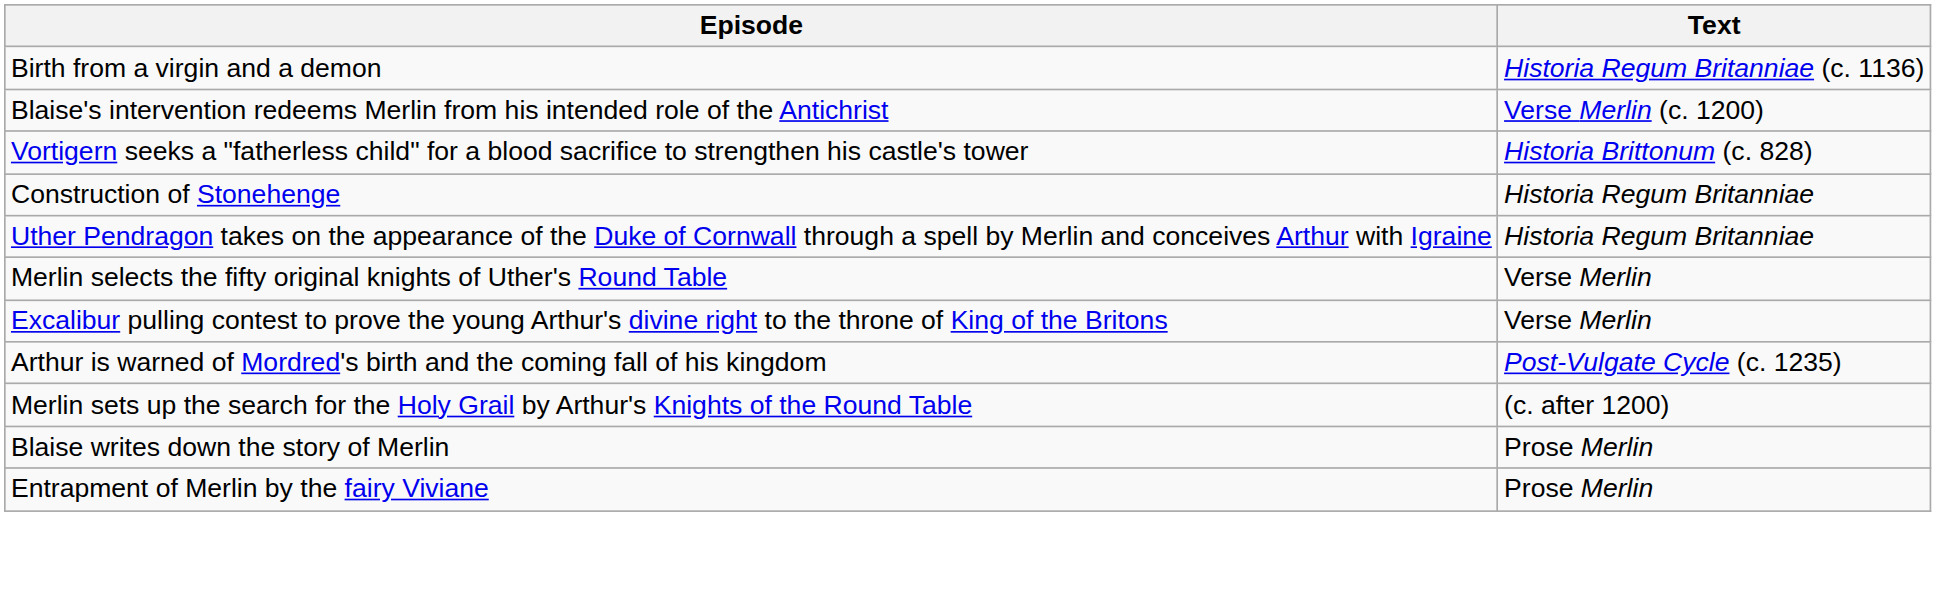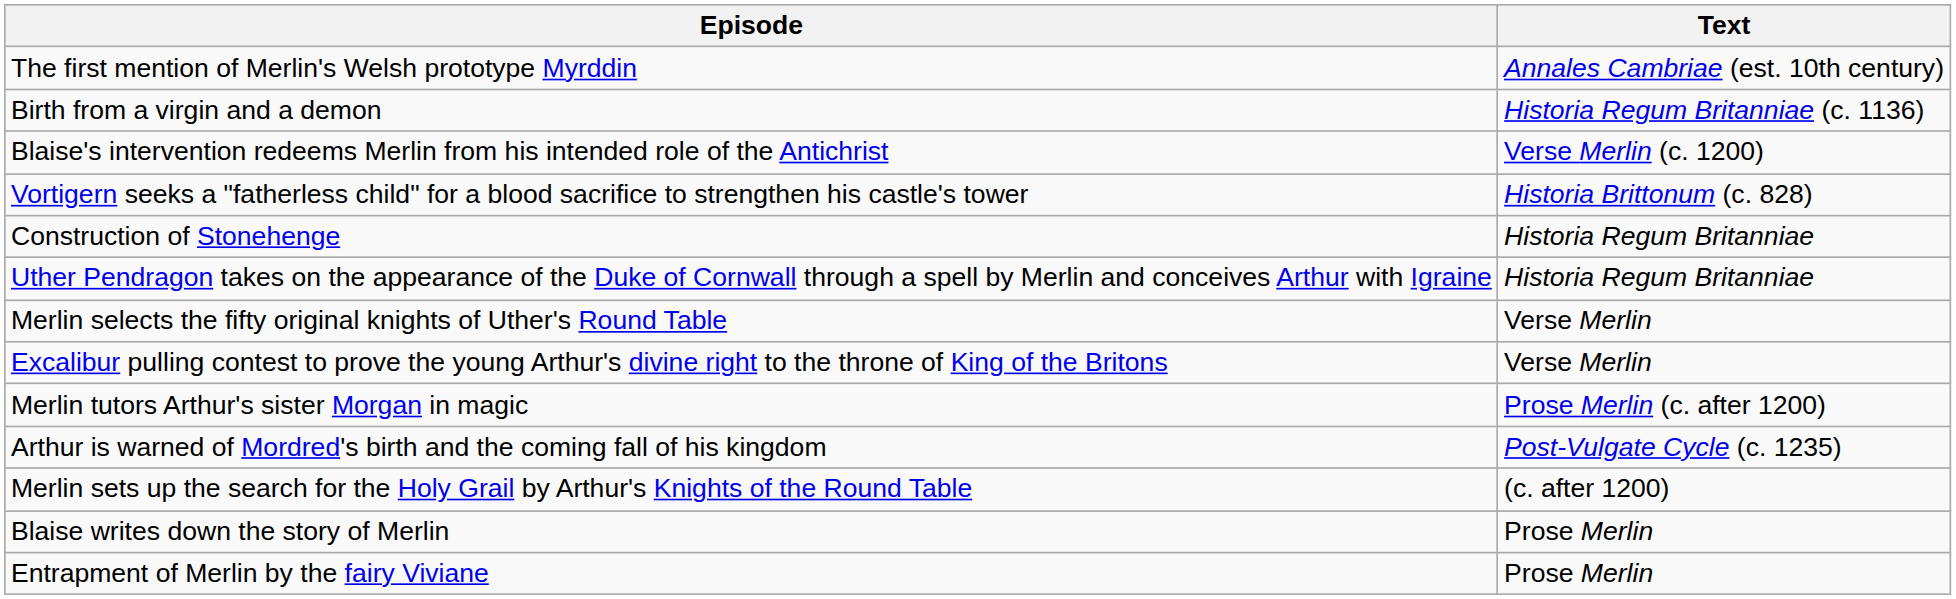+ row: (324, 67)
+ row: (270, 404)
